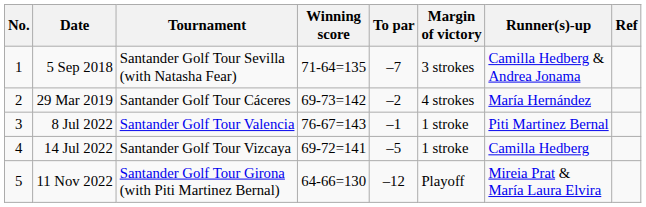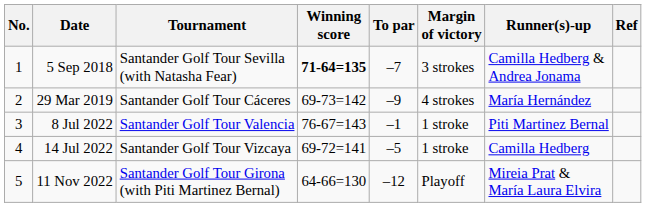(334, 67) normal -> (334, 67) bold
(394, 100) –2 -> (394, 100) –9
